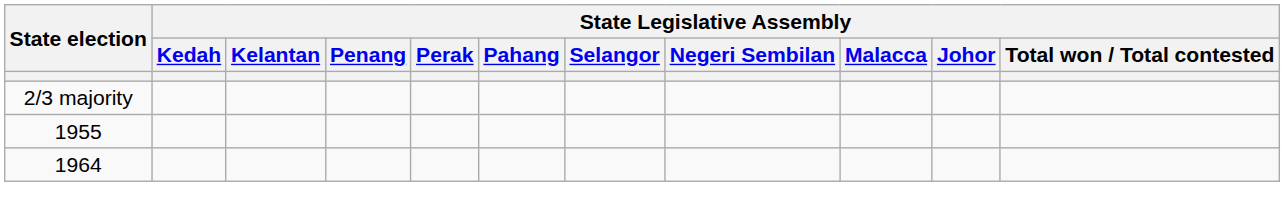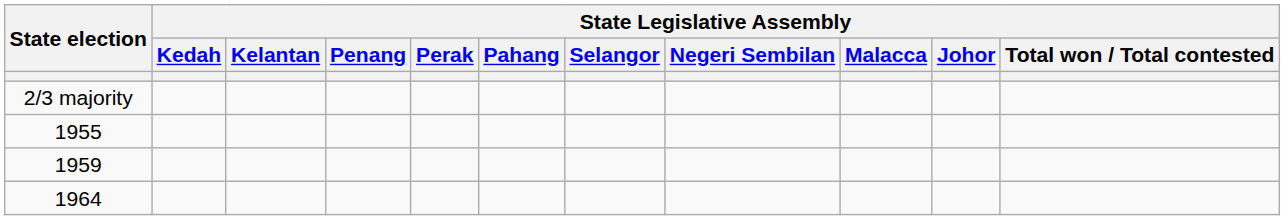+ row: (78, 165)
